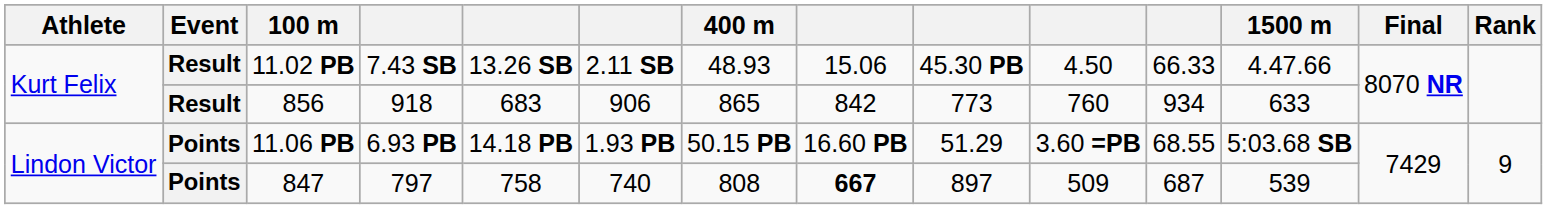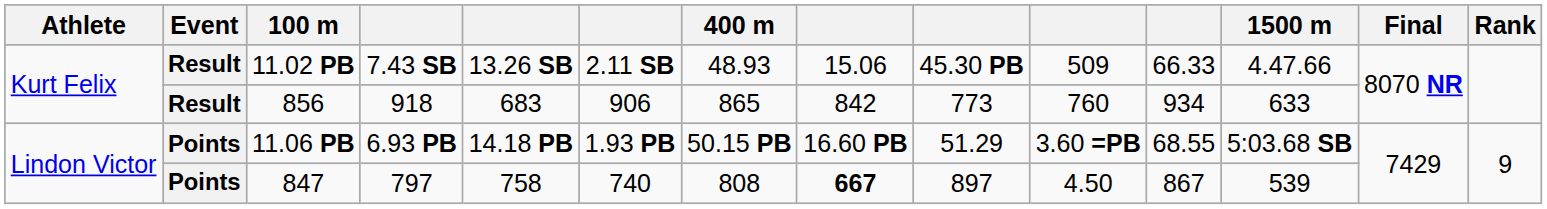(1088, 65) 4.50 -> (1088, 65) 509
(1088, 183) 509 -> (1088, 183) 4.50
(1184, 183) 687 -> (1184, 183) 867
